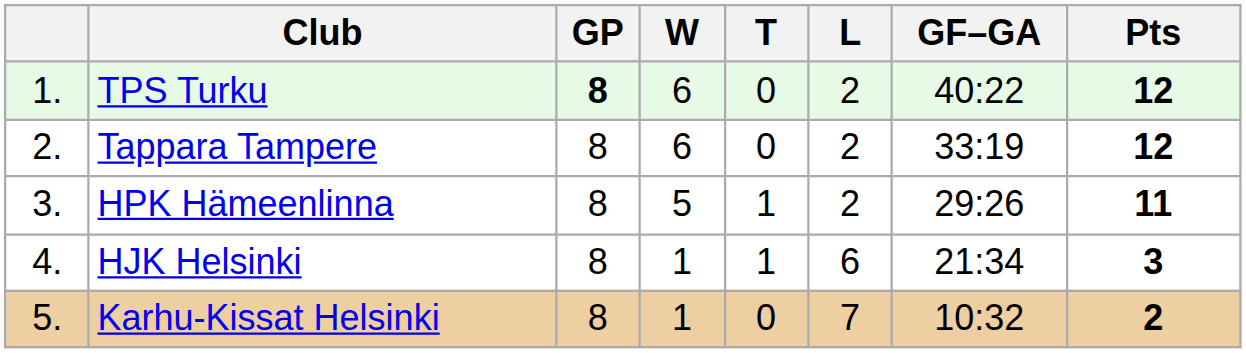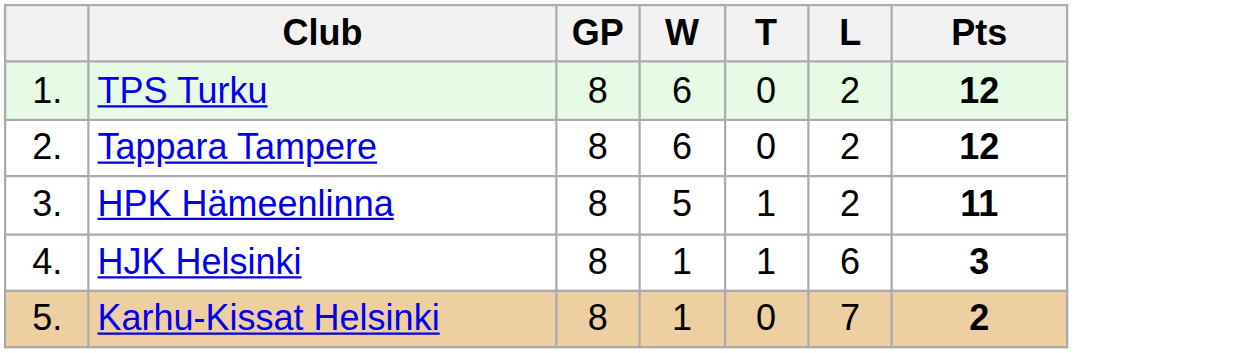- column: (979, 33)
(598, 90) bold -> (598, 90) normal
